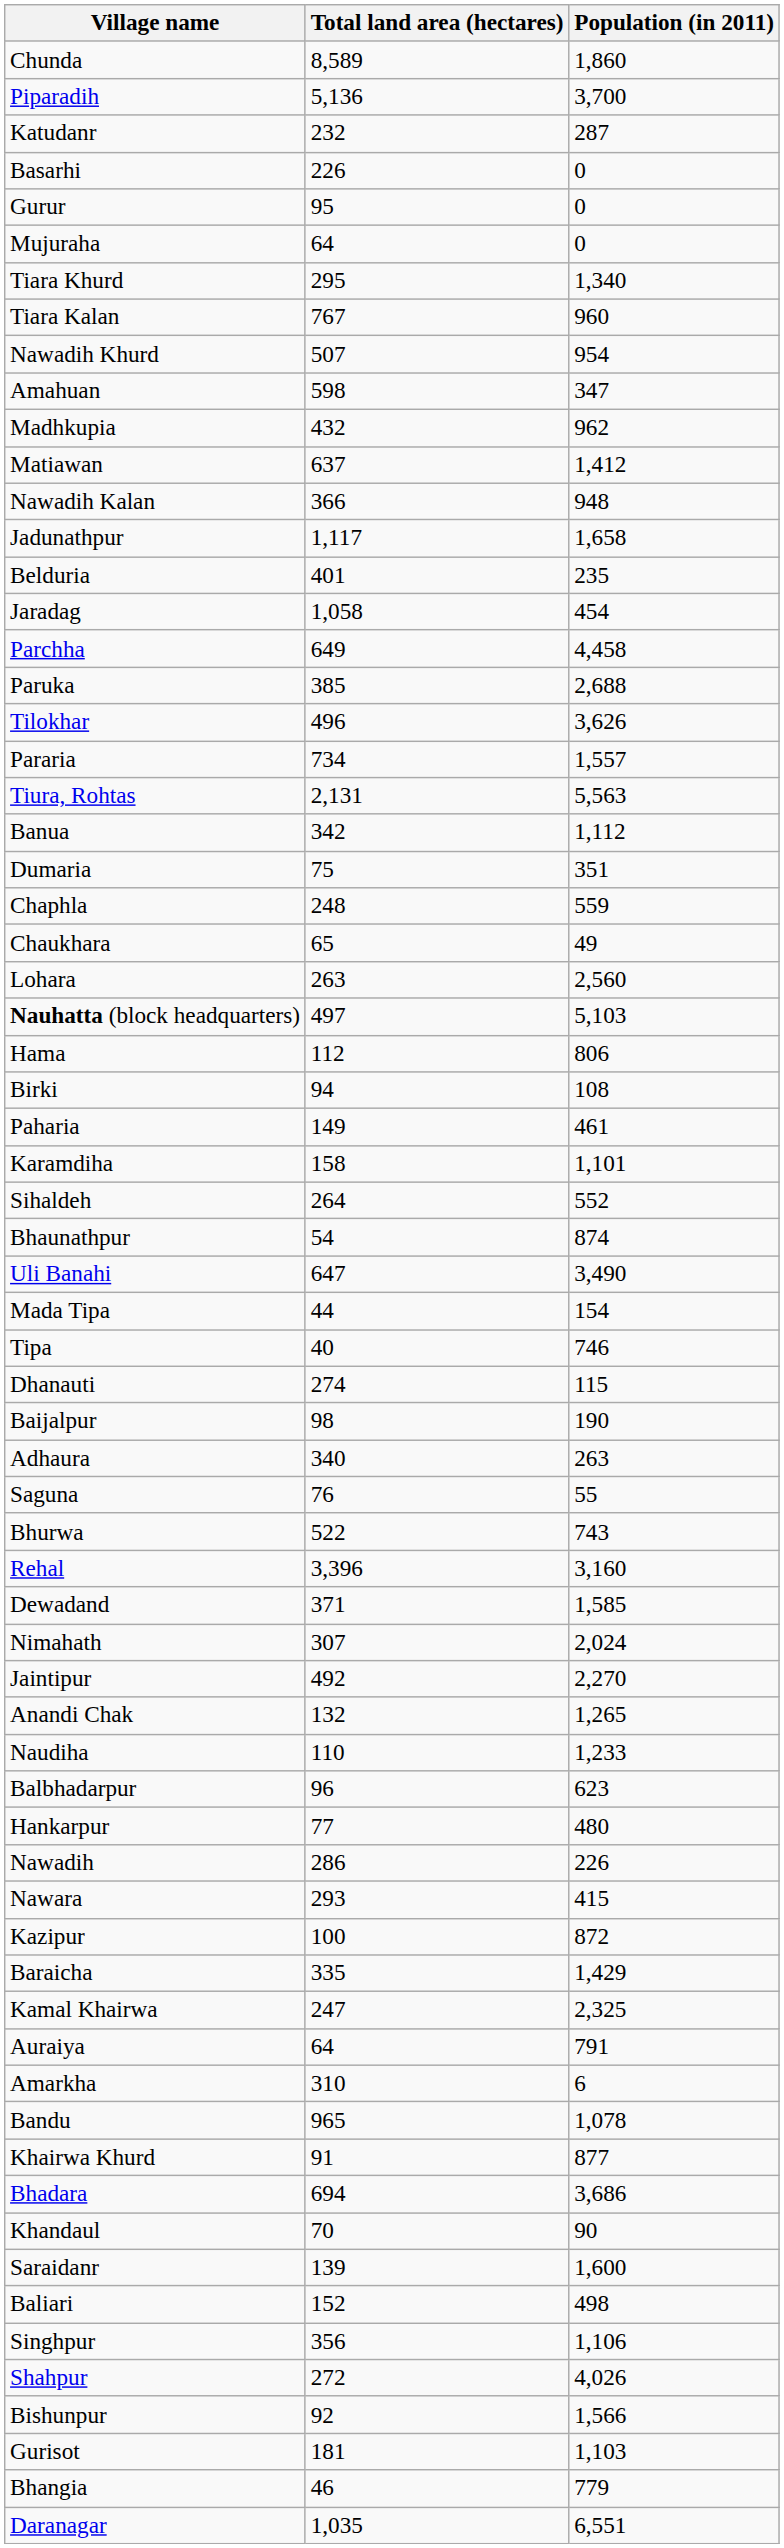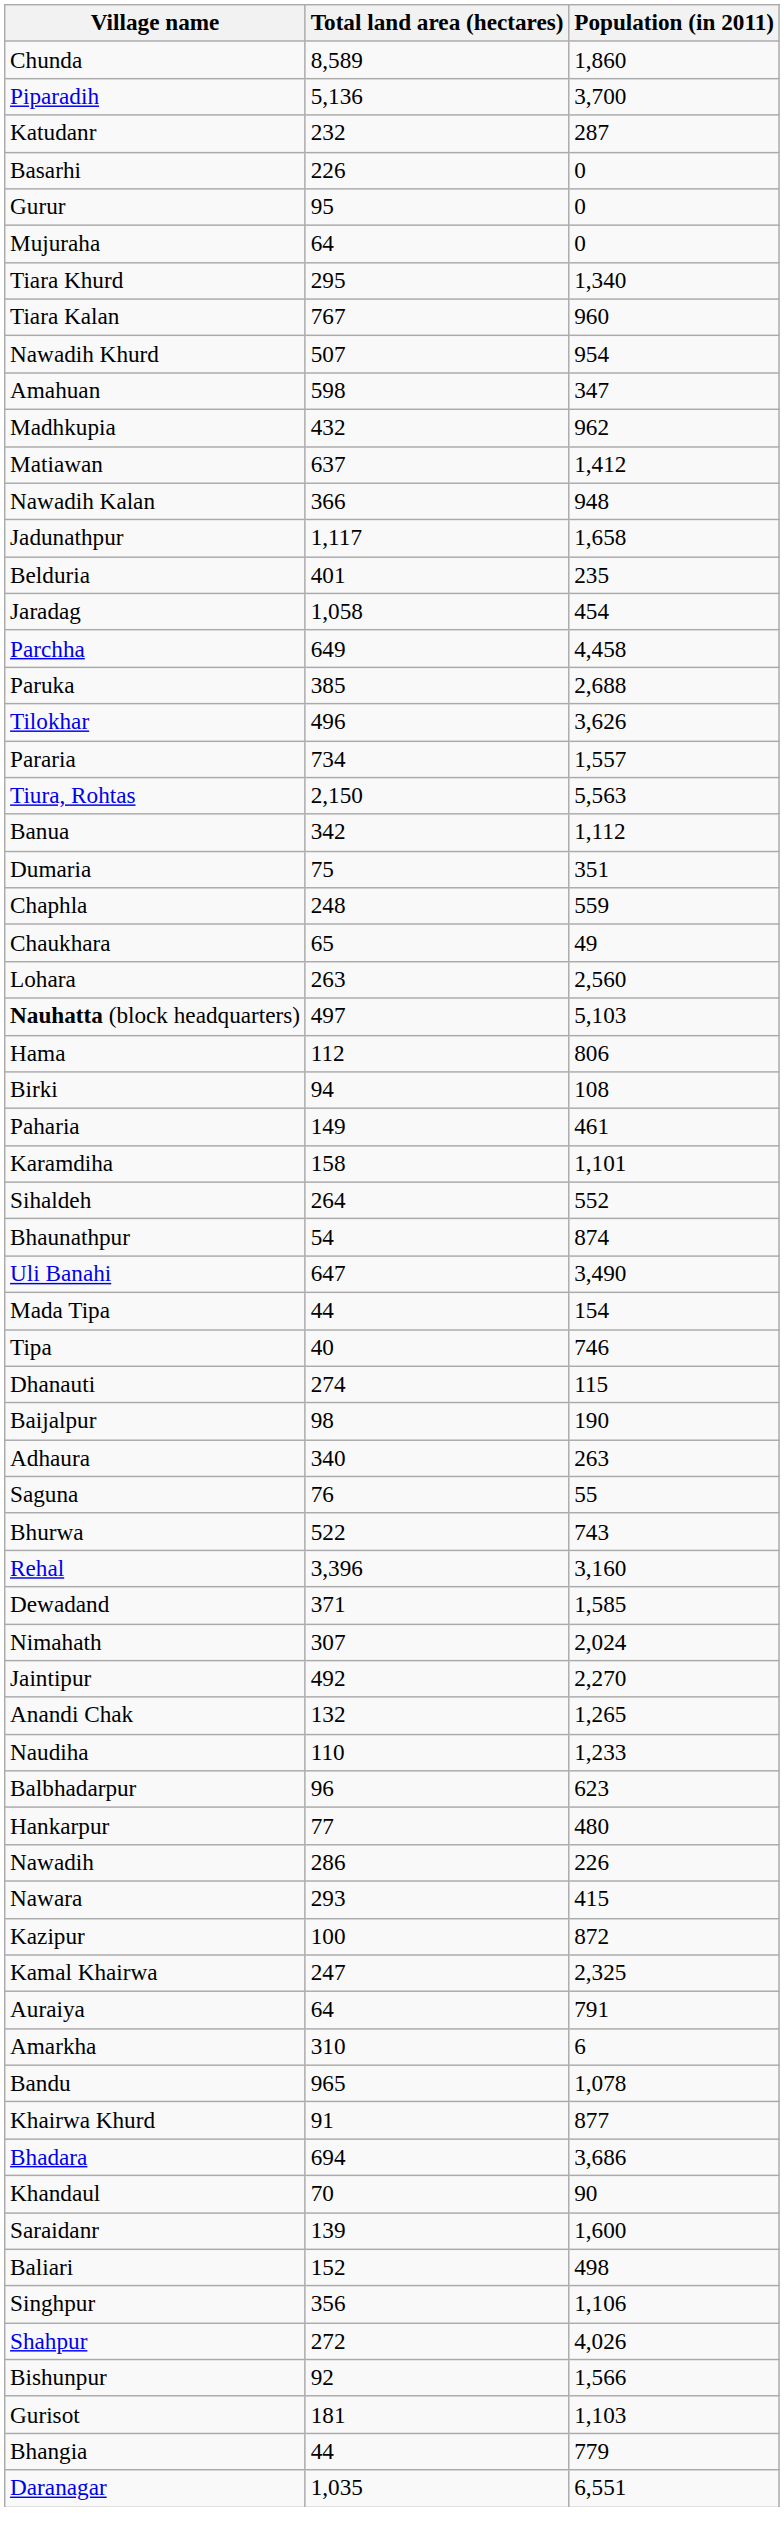(337, 795) 2,131 -> (337, 795) 2,150
- row: (51, 1972)
(322, 2488) 46 -> (322, 2451) 44
